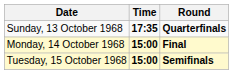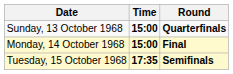(145, 28) 17:35 -> (145, 28) 15:00
(145, 61) 15:00 -> (145, 61) 17:35
